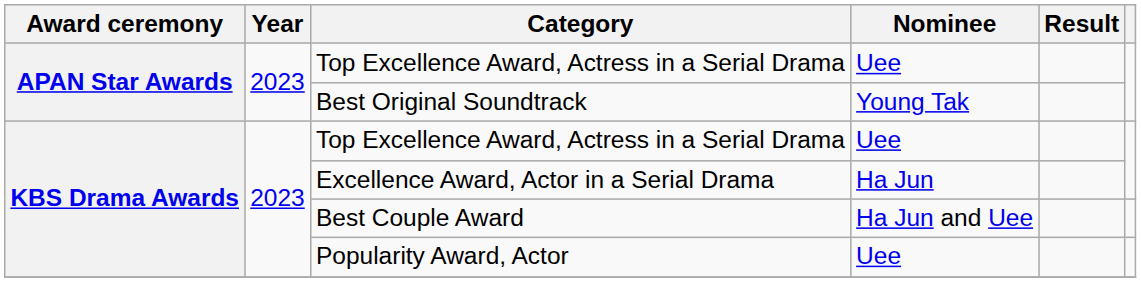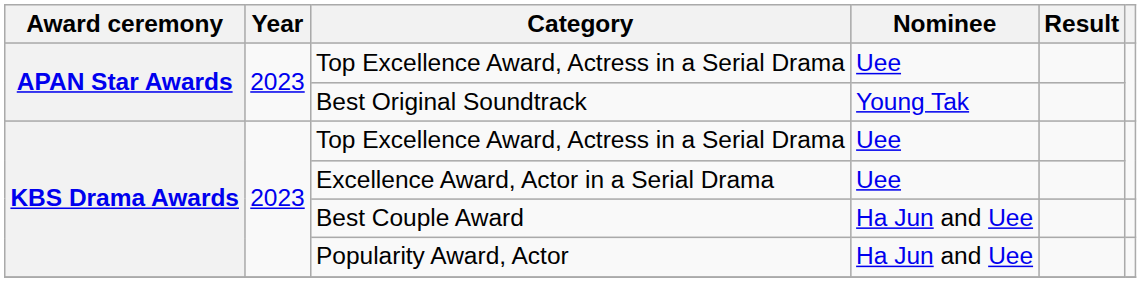(895, 179) Ha Jun -> (879, 179) Uee
(879, 256) Uee -> (945, 256) Ha Jun and Uee
